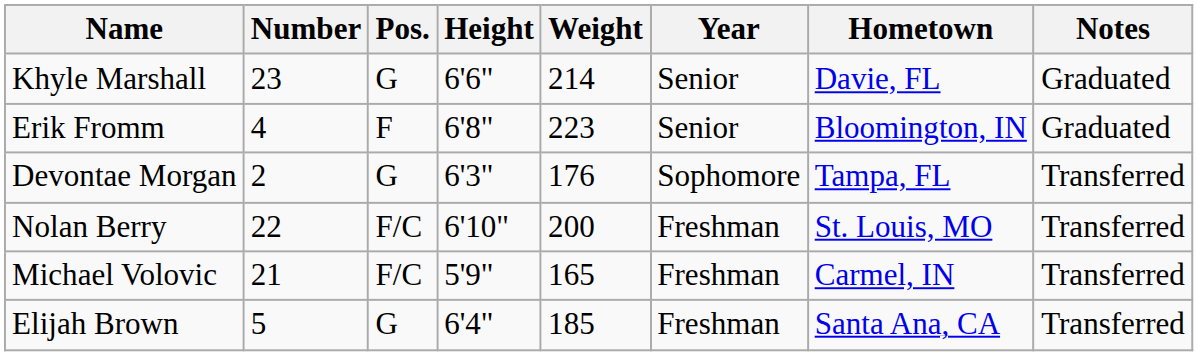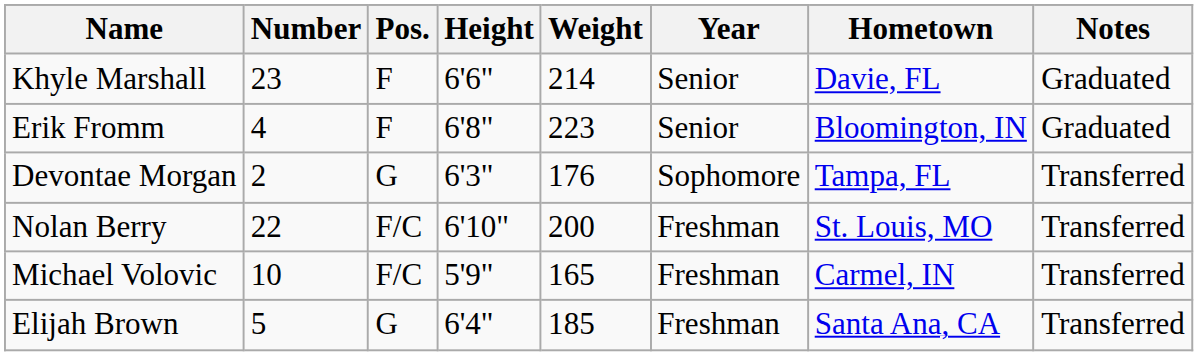(387, 78) G -> (384, 78) F
(266, 275) 21 -> (266, 275) 10
